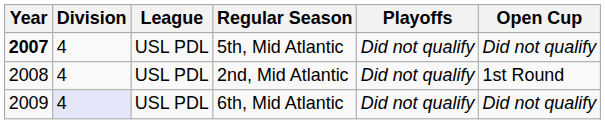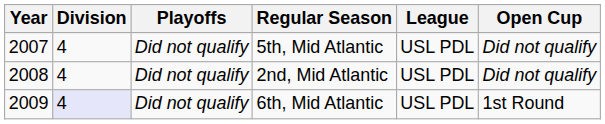columns swapped: (172, 18) <-> (418, 18)
(29, 47) bold -> (29, 47) normal
(523, 75) 1st Round -> (539, 75) Did not qualify
(539, 103) Did not qualify -> (523, 103) 1st Round
